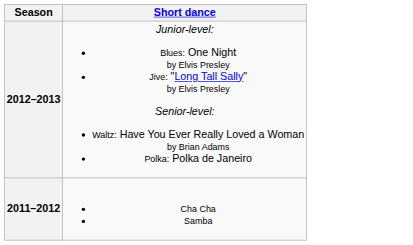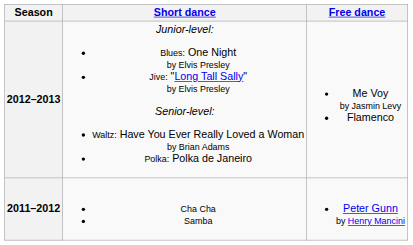+ column: (357, 13)
